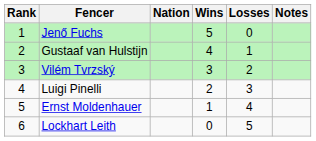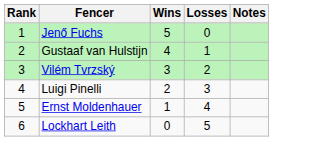- column: (171, 13)
